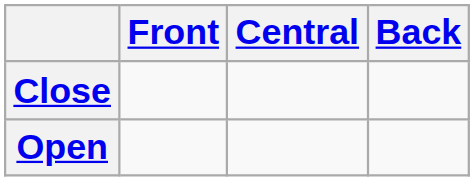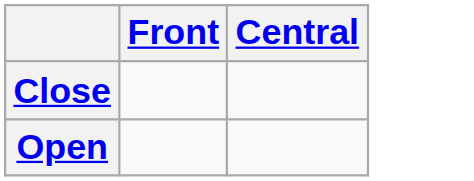- column: (418, 32)
